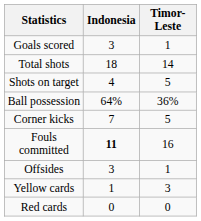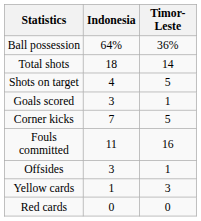rows swapped: (44, 45) <-> (44, 100)
(111, 144) bold -> (111, 144) normal
